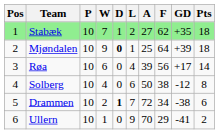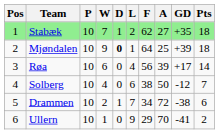columns swapped: (163, 13) <-> (147, 13)
(204, 84) 8 -> (204, 84) 7
(119, 102) bold -> (119, 102) normal
